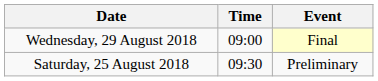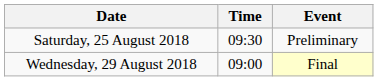rows swapped: (111, 64) <-> (111, 40)
